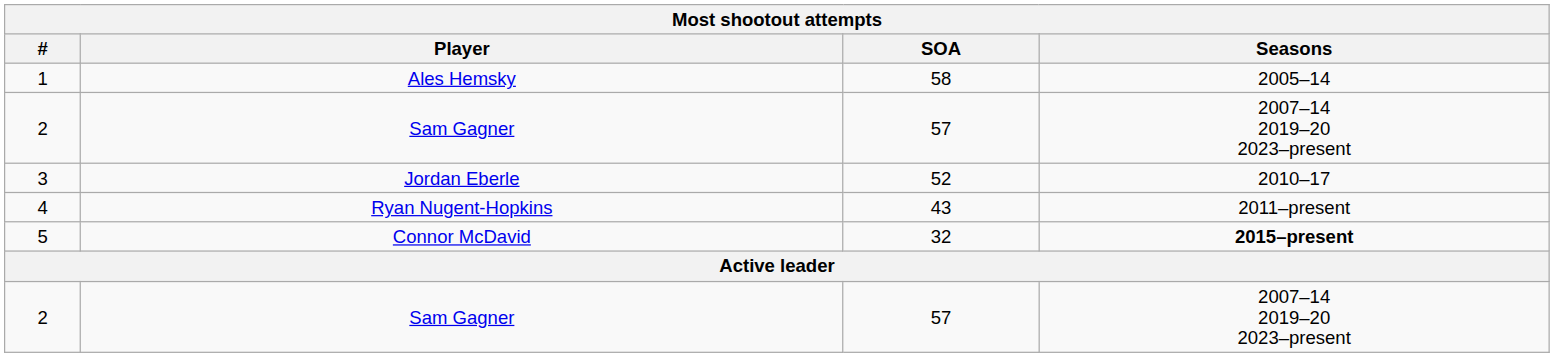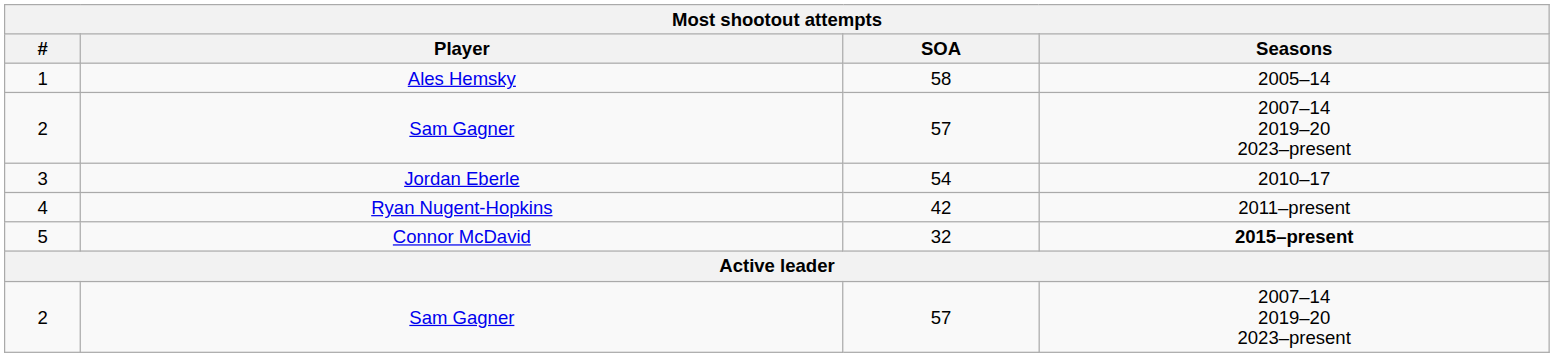(941, 178) 52 -> (941, 178) 54
(941, 208) 43 -> (941, 208) 42
